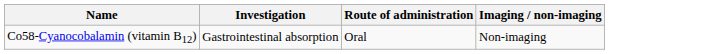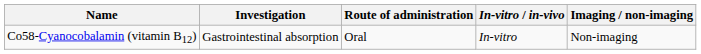+ column: (522, 15)
